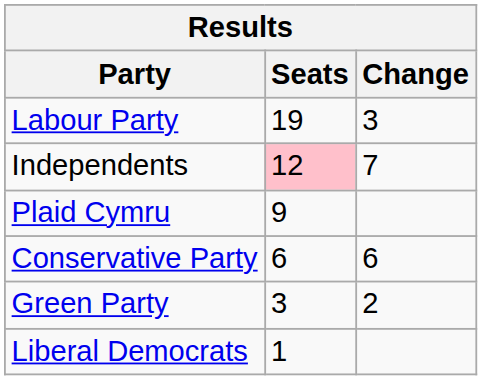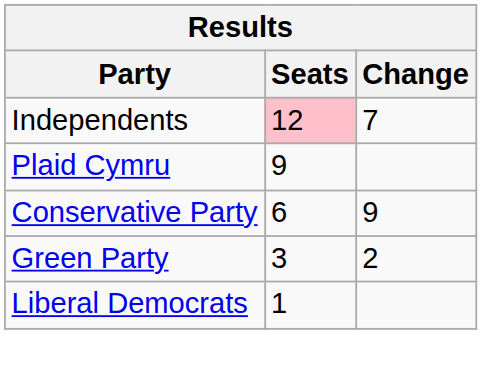- row: (95, 119)
(370, 258) 6 -> (370, 212) 9
